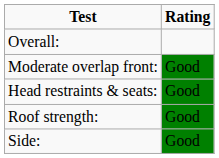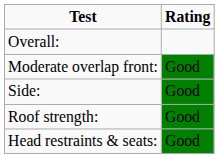rows swapped: (24, 141) <-> (83, 91)
